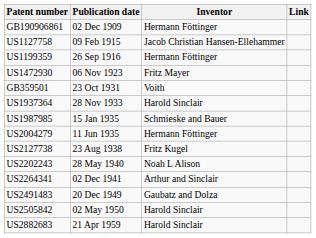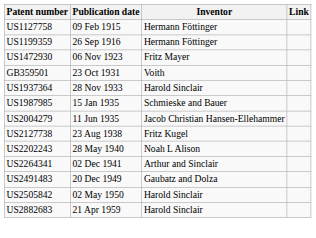- row: (35, 27)
(214, 42) Jacob Christian Hansen-Ellehammer -> (181, 27) Hermann Föttinger
(181, 133) Hermann Föttinger -> (214, 118) Jacob Christian Hansen-Ellehammer
